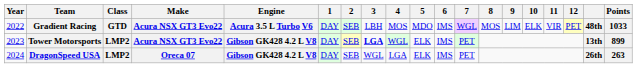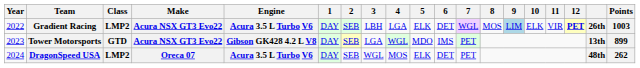(117, 25) GTD -> (117, 25) LMP2
(398, 25) MOS -> (398, 25) LGA
(422, 25) MDO -> (422, 25) ELK
(445, 25) IMS -> (445, 25) DET
(512, 25) no background -> (514, 25) lightblue background
(573, 25) normal -> (576, 25) bold
(594, 25) 48th -> (597, 25) 26th
(618, 25) 1033 -> (621, 25) 1003
(117, 40) LMP2 -> (117, 40) GTD
(373, 40) bold -> (373, 40) normal
(422, 40) ELK -> (422, 40) MDO
(271, 55) Gibson GK428 4.2 L V8 -> (271, 55) Acura 3.5 L Turbo V6
(398, 55) LGA -> (398, 55) MOS
(445, 55) IMS -> (445, 55) DET
(594, 55) 26th -> (597, 55) 48th
(618, 55) 263 -> (621, 55) 262
